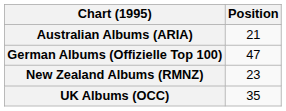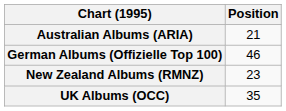(253, 55) 47 -> (253, 55) 46
